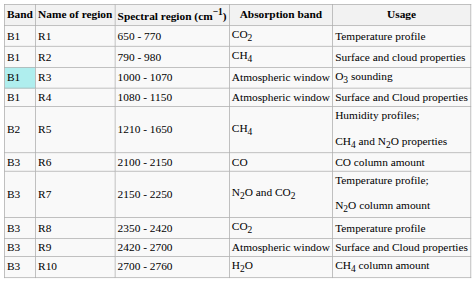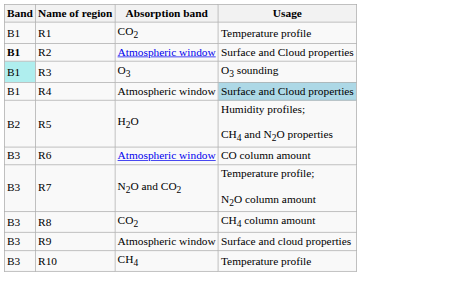- column: (172, 15)
(14, 57) normal -> (14, 52) bold
(242, 57) CH4 -> (167, 52) Atmospheric window
(400, 57) Surface and cloud properties -> (287, 52) Surface and Cloud properties
(281, 78) Atmospheric window -> (124, 72) O3
(402, 97) no background -> (287, 91) lightblue background
(242, 129) CH4 -> (128, 123) H2O
(240, 162) CO -> (167, 156) Atmospheric window
(380, 228) Temperature profile -> (268, 222) CH4 column amount
(402, 247) Surface and Cloud properties -> (286, 241) Surface and cloud properties
(242, 267) H2O -> (128, 261) CH4
(382, 267) CH4 column amount -> (266, 261) Temperature profile
